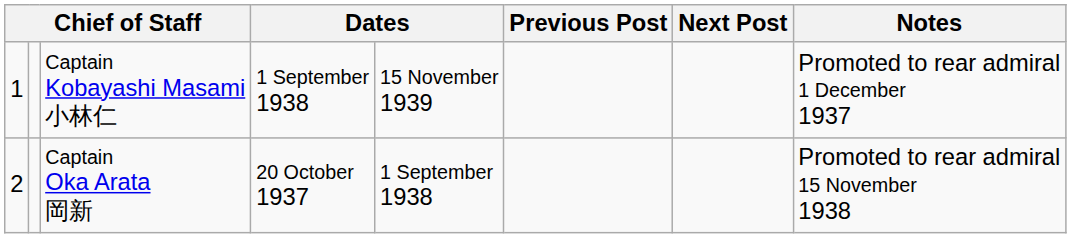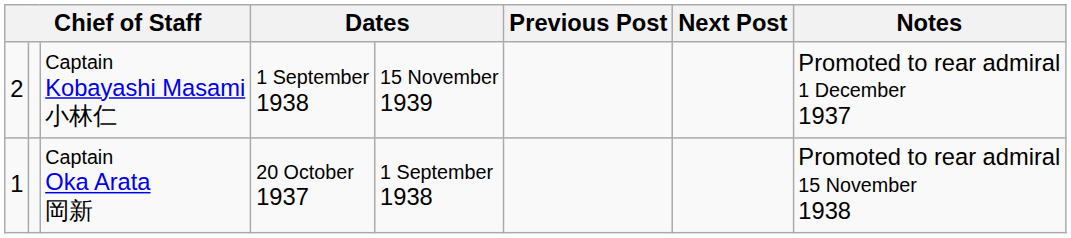(17, 89) 1 -> (17, 89) 2
(17, 184) 2 -> (17, 184) 1
